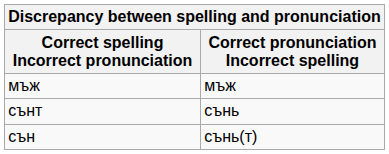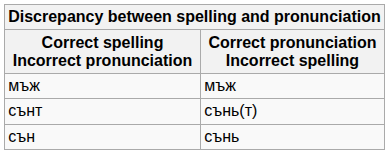(222, 111) сънь -> (231, 111) сънь(т)
(231, 136) сънь(т) -> (222, 136) сънь
